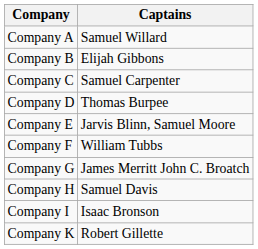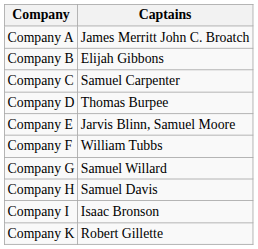(124, 37) Samuel Willard -> (165, 37) James Merritt John C. Broatch
(165, 168) James Merritt John C. Broatch -> (124, 168) Samuel Willard
